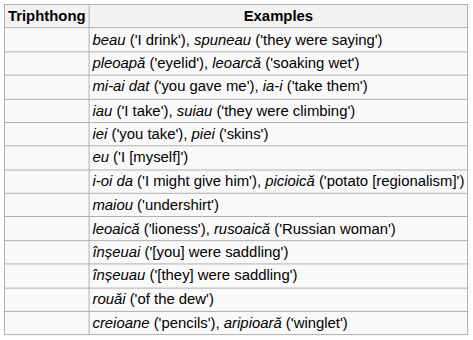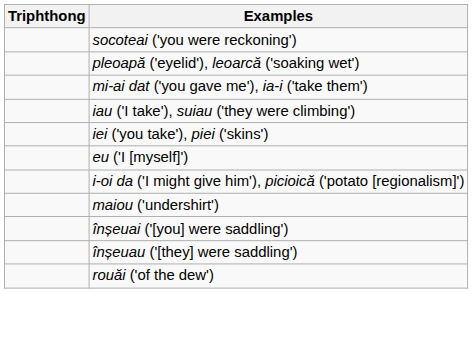+ row: (195, 39)
- row: (237, 39)
- row: (244, 228)
- row: (220, 323)
